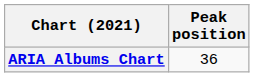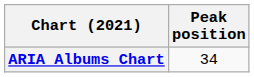(209, 60) 36 -> (209, 60) 34
